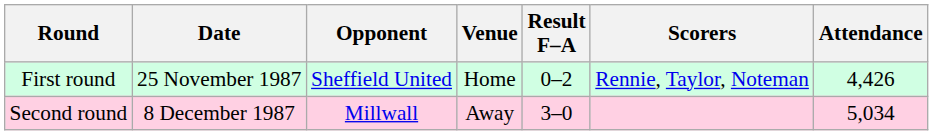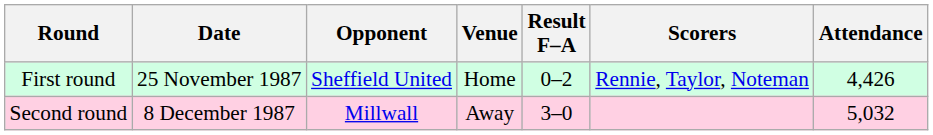(871, 112) 5,034 -> (871, 112) 5,032
